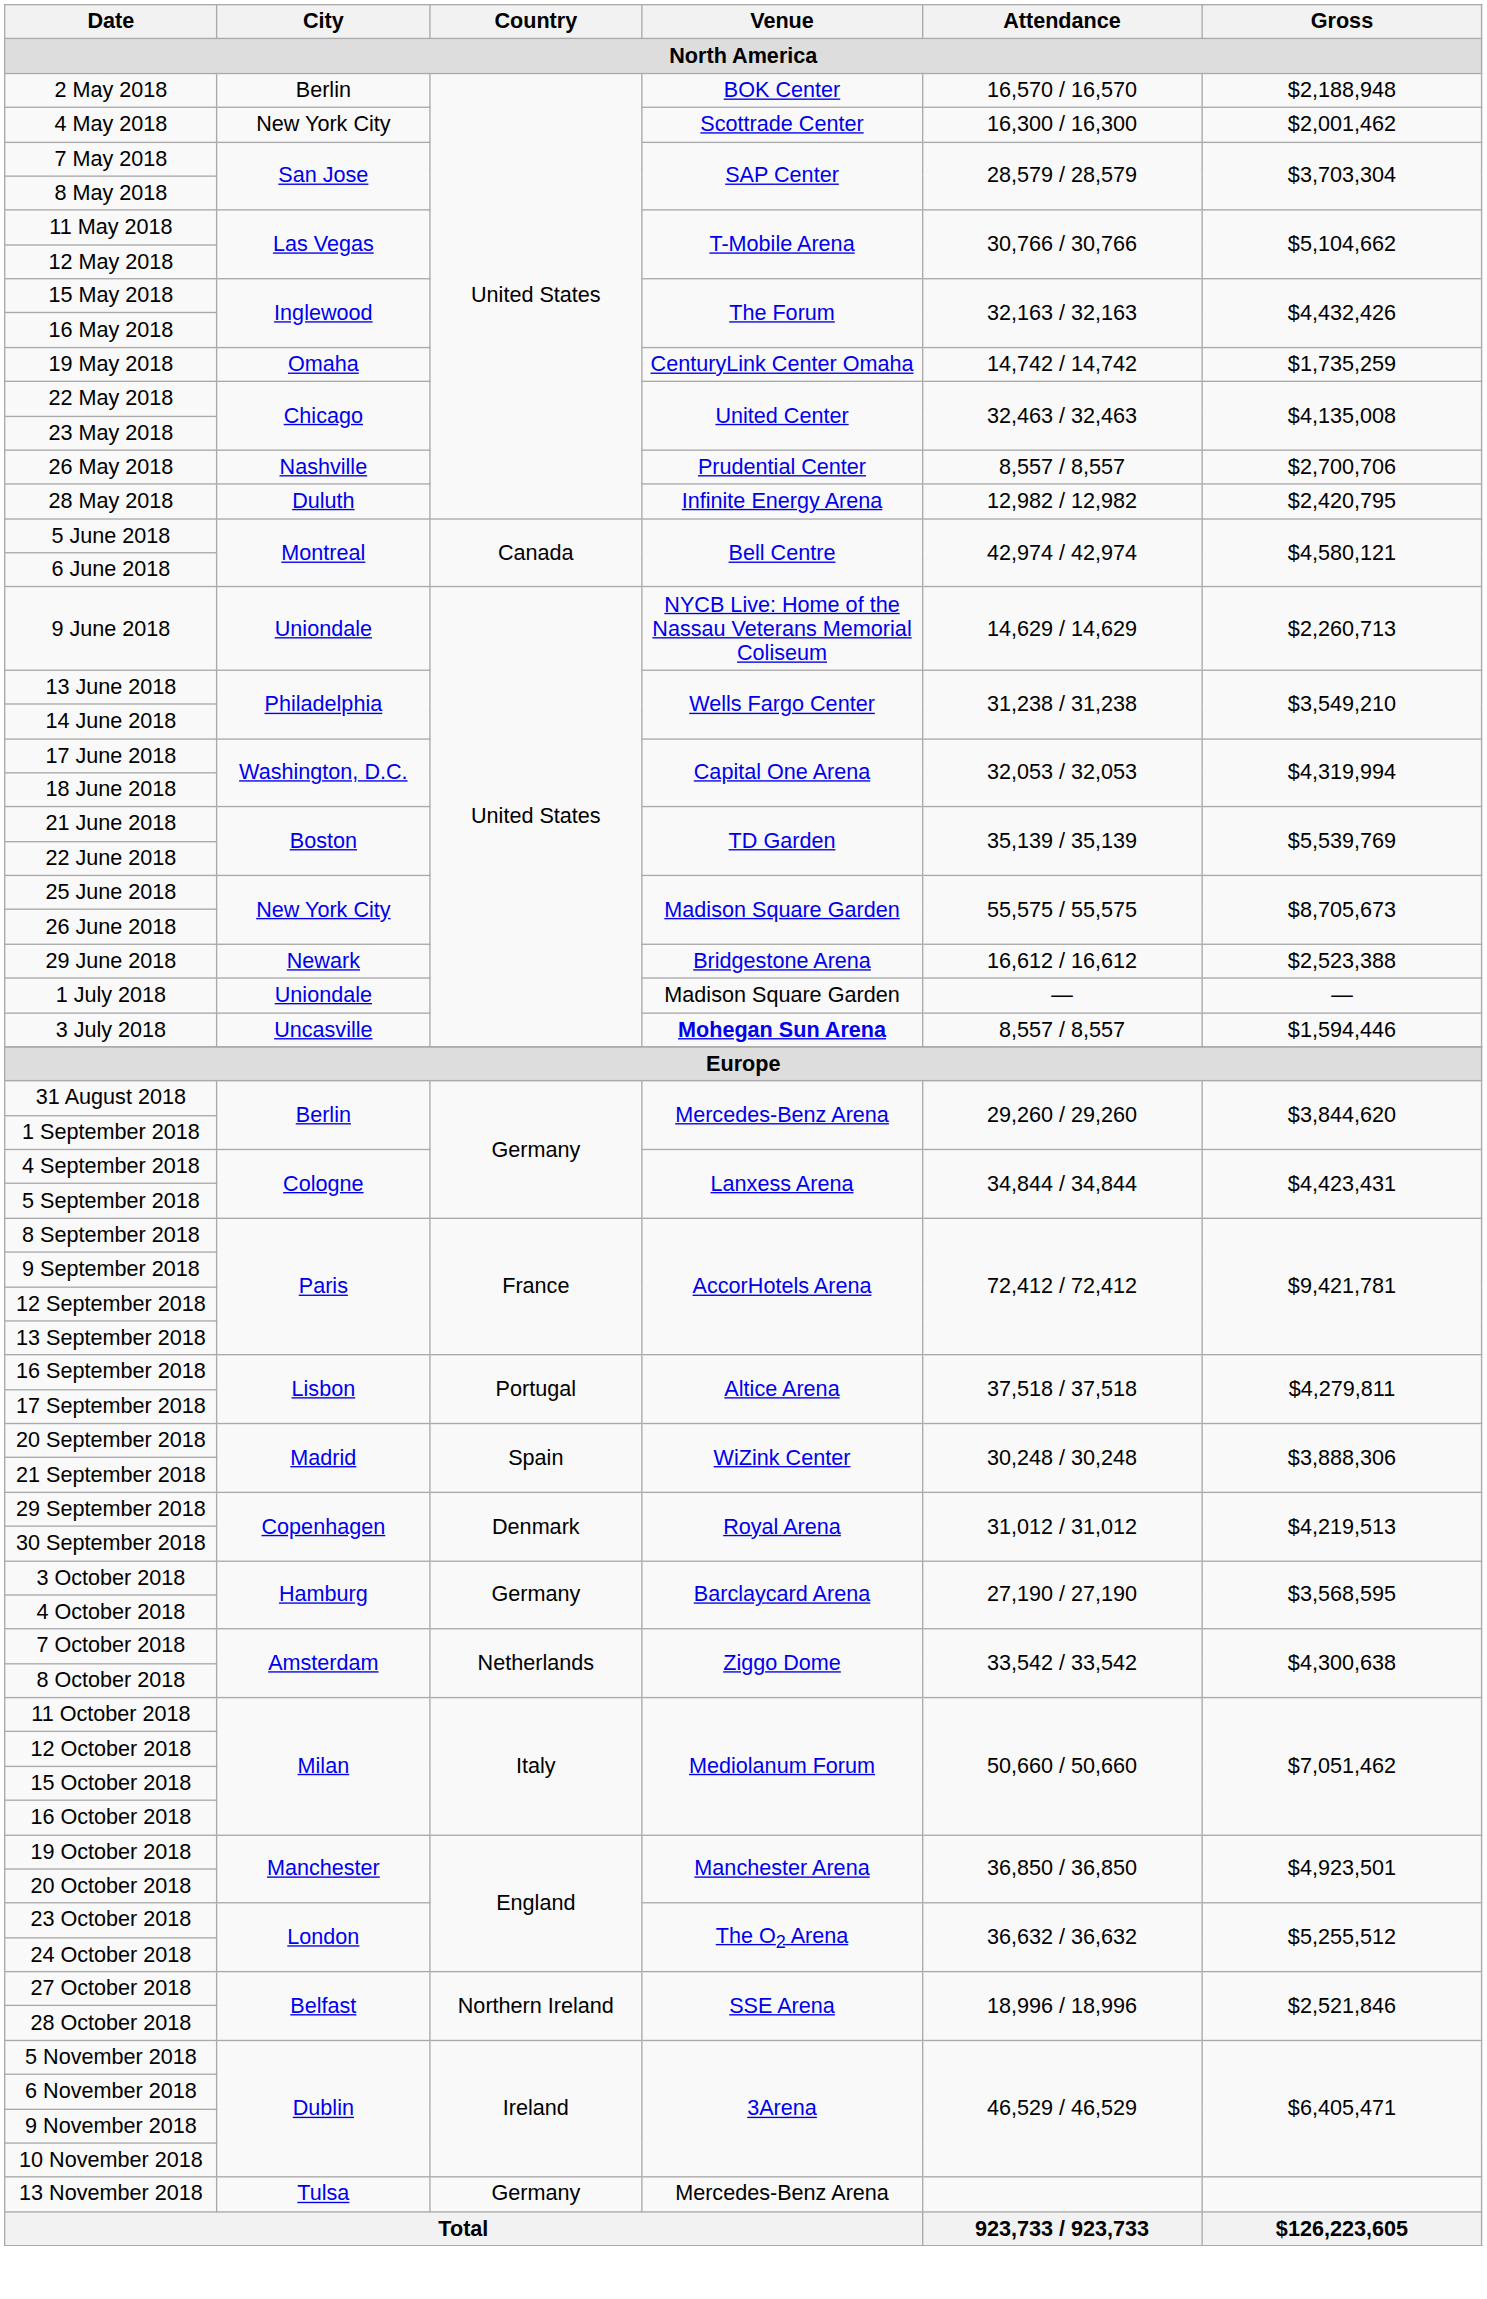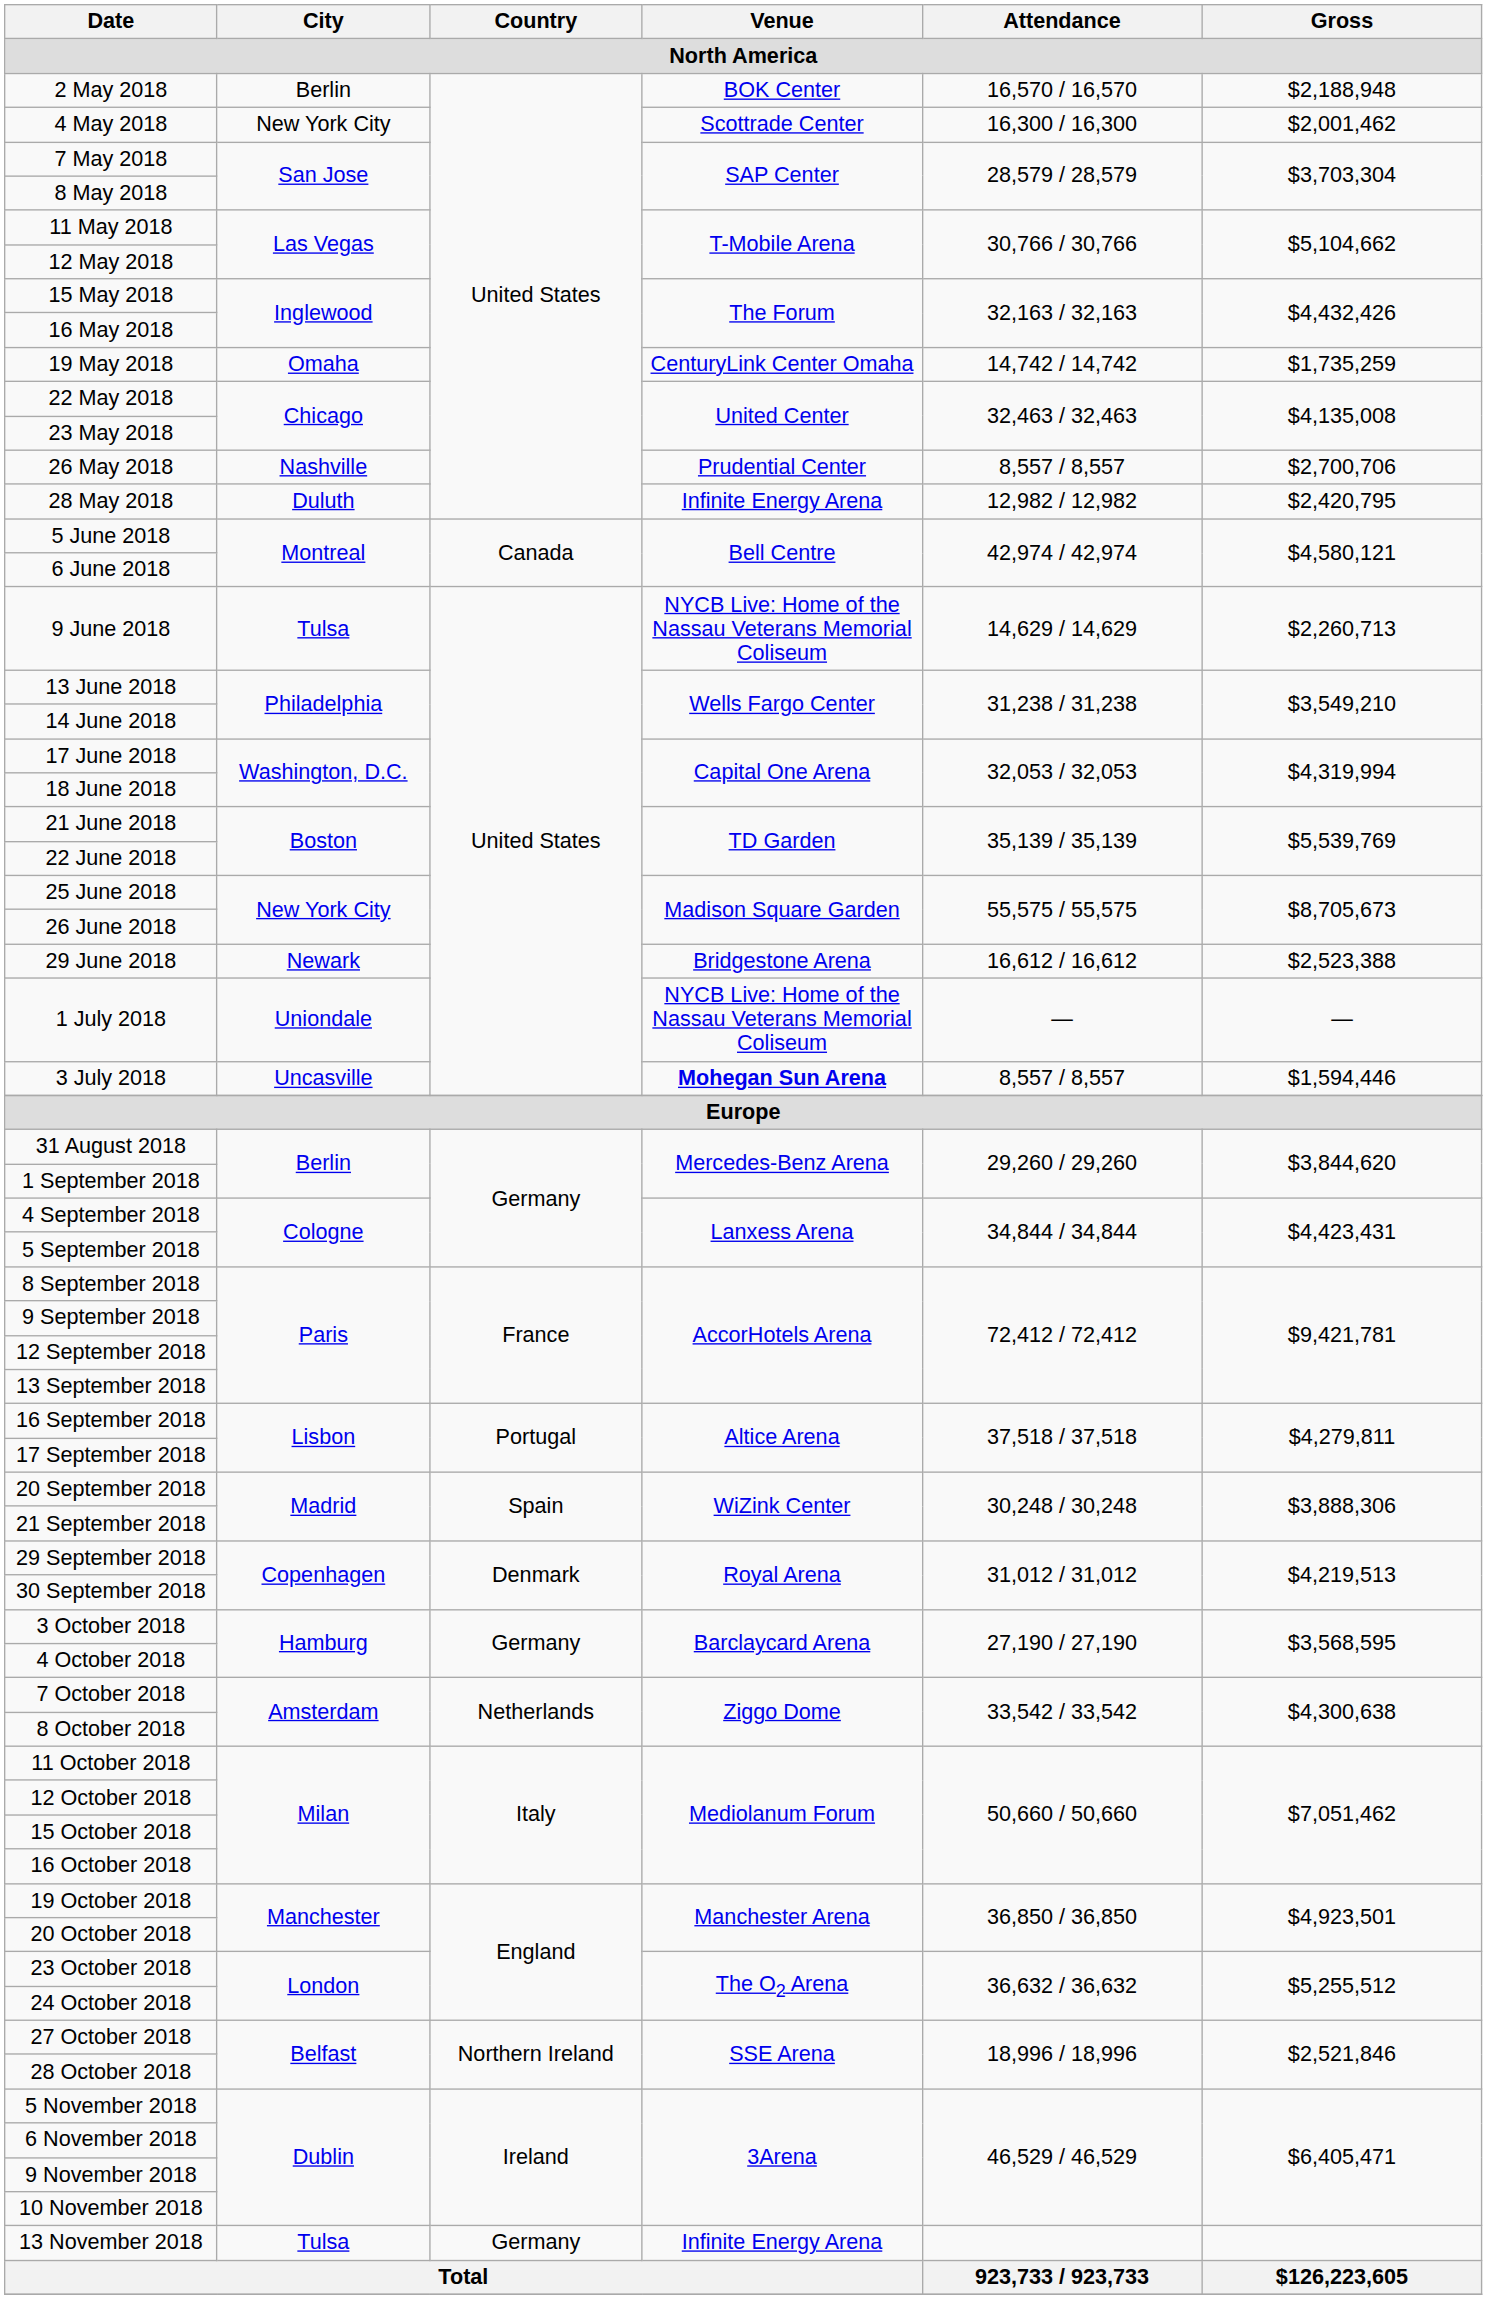(323, 628) Uniondale -> (323, 628) Tulsa
(782, 995) Madison Square Garden -> (782, 1019) NYCB Live: Home of the Nassau Veterans Memorial Coliseum
(782, 2194) Mercedes-Benz Arena -> (782, 2242) Infinite Energy Arena
